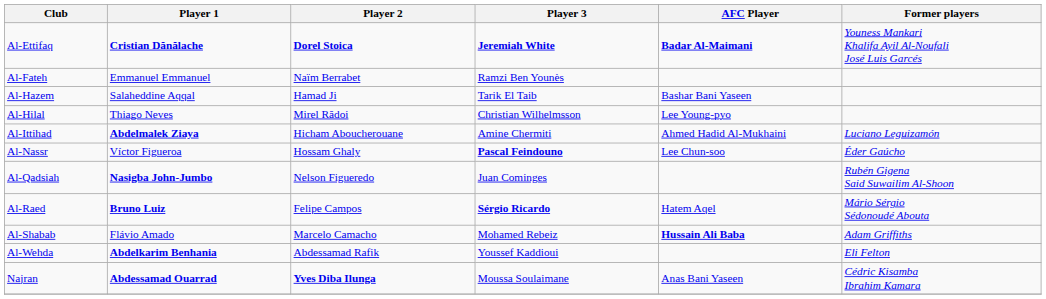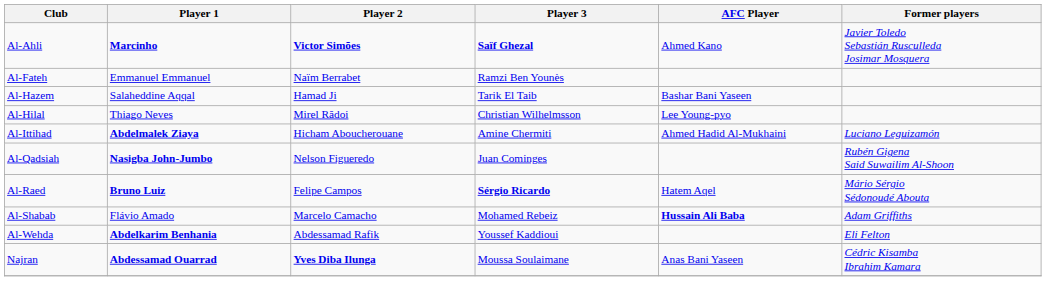+ row: (25, 45)
- row: (30, 45)
- row: (27, 151)
